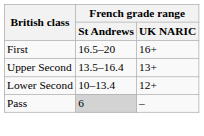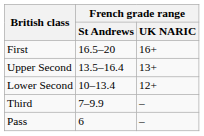+ row: (20, 103)
(81, 103) lightgrey background -> (81, 121) no background
